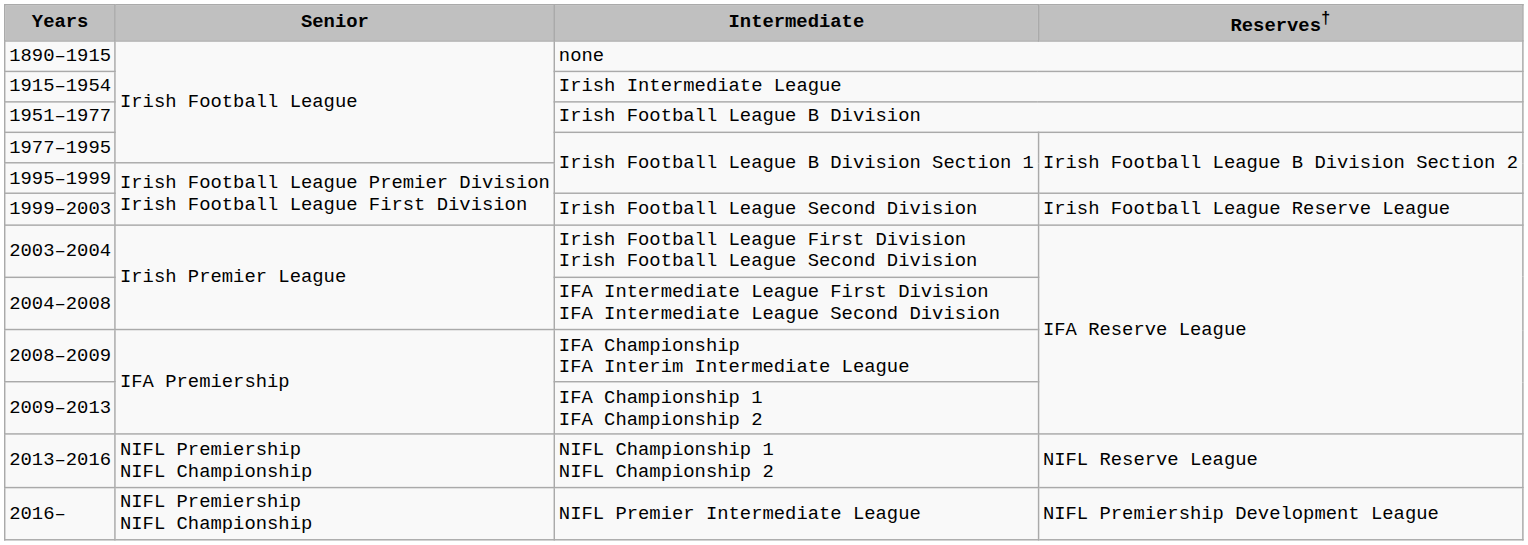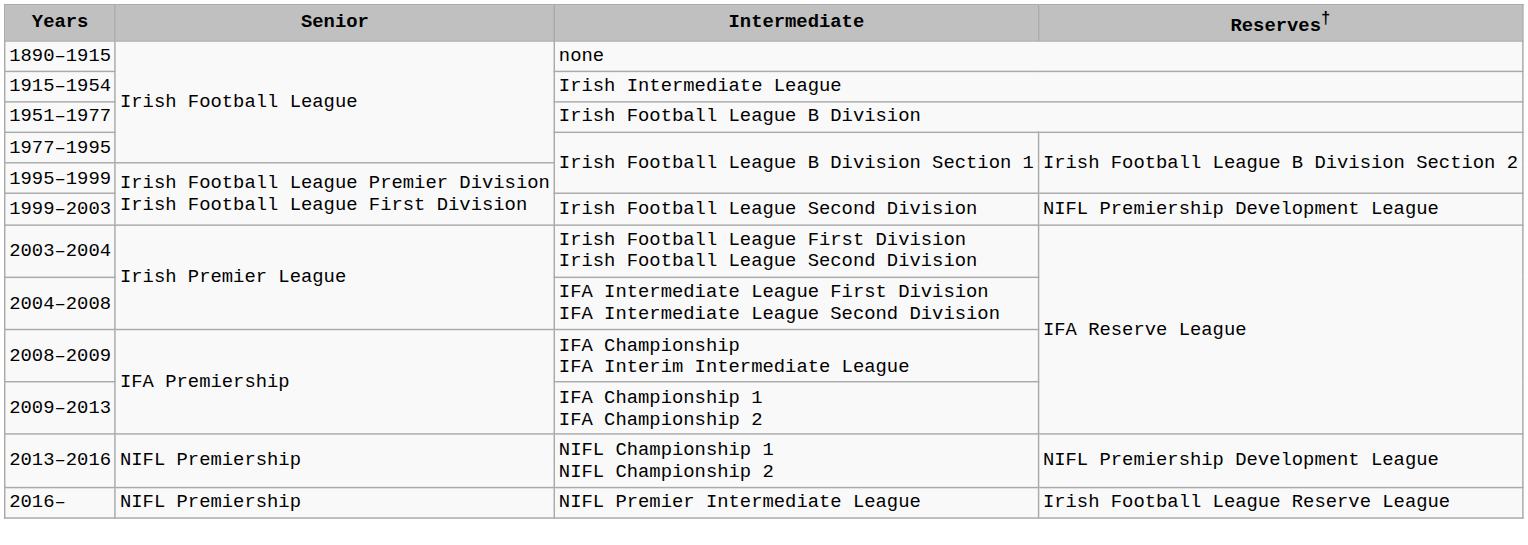(1247, 209) Irish Football League Reserve League -> (1241, 209) NIFL Premiership Development League
(216, 461) NIFL Premiership NIFL Championship -> (211, 461) NIFL Premiership
(1150, 461) NIFL Reserve League -> (1241, 461) NIFL Premiership Development League
(216, 513) NIFL Premiership NIFL Championship -> (211, 502) NIFL Premiership
(1241, 513) NIFL Premiership Development League -> (1247, 502) Irish Football League Reserve League
